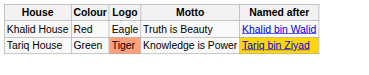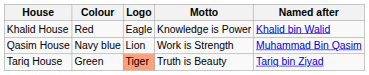(178, 29) Truth is Beauty -> (204, 29) Knowledge is Power
+ row: (38, 45)
(190, 45) Knowledge is Power -> (192, 62) Truth is Beauty
(276, 45) gold background -> (290, 62) no background
